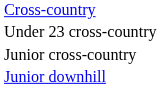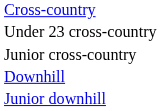+ row: (35, 76)
